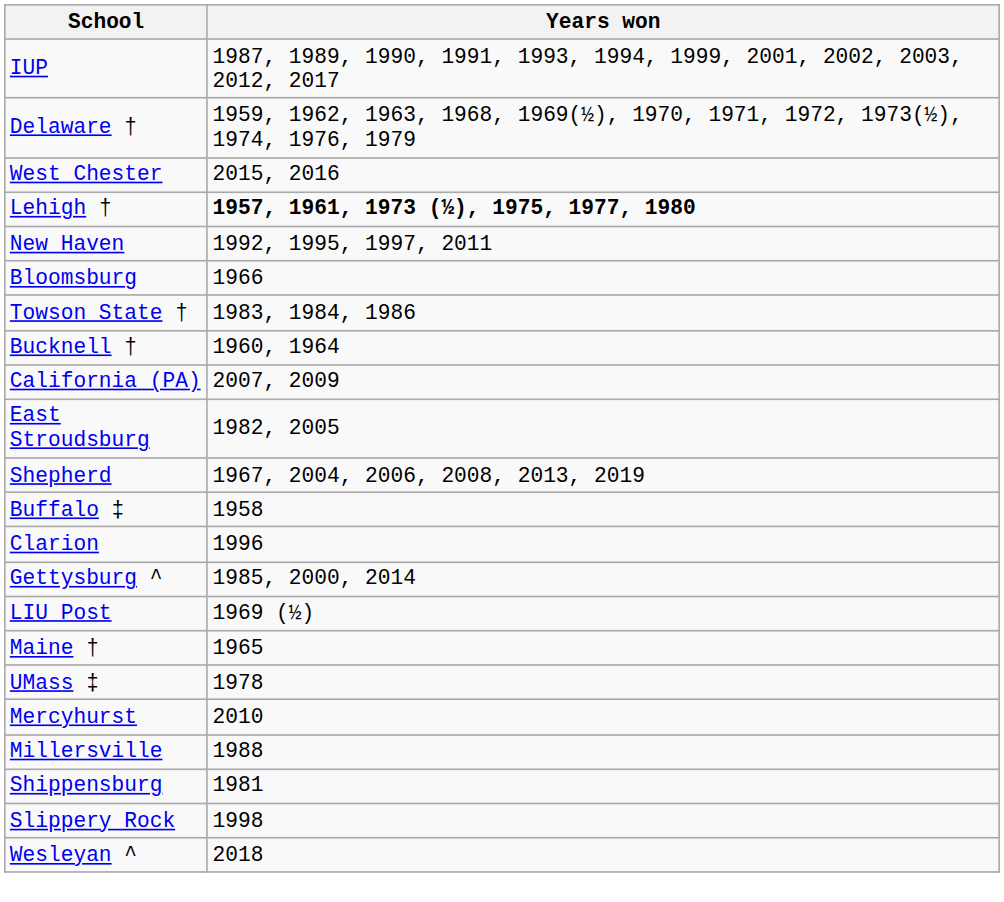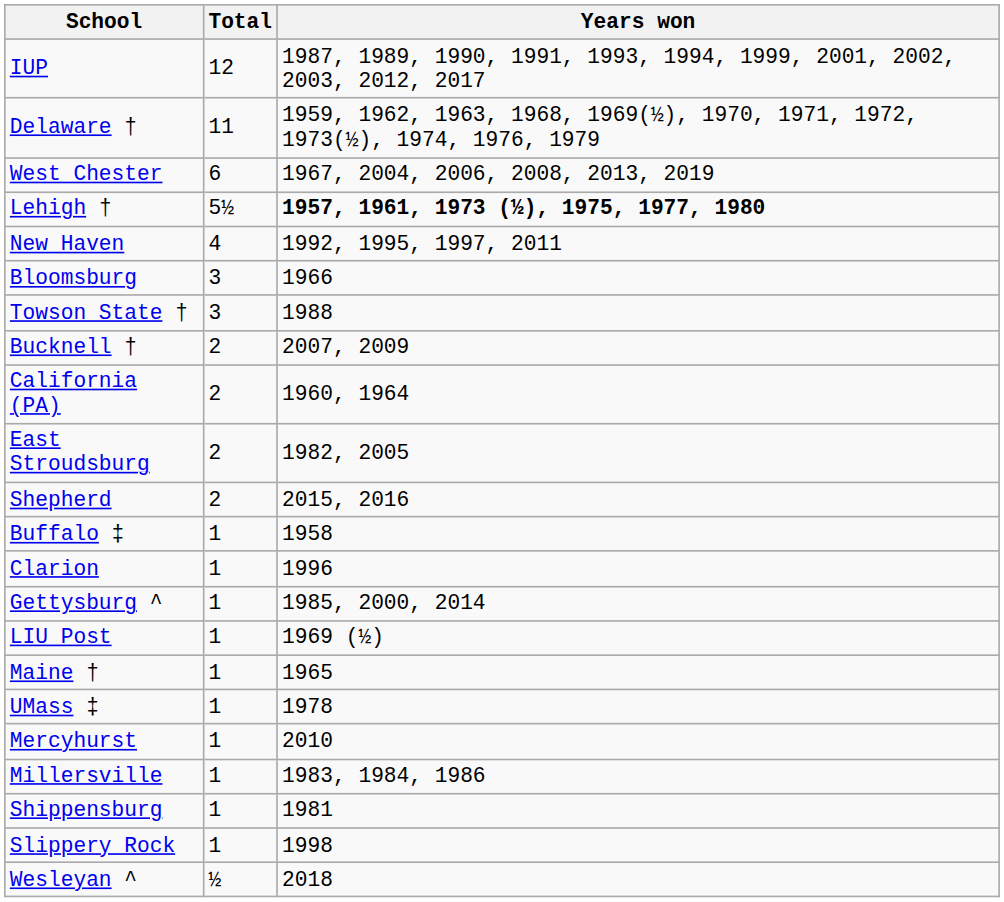+ column: (240, 22)
(276, 175) 2015, 2016 -> (498, 175) 1967, 2004, 2006, 2008, 2013, 2019
(314, 313) 1983, 1984, 1986 -> (308, 313) 1988
(276, 347) 1960, 1964 -> (346, 347) 2007, 2009
(276, 382) 2007, 2009 -> (346, 394) 1960, 1964
(429, 475) 1967, 2004, 2006, 2008, 2013, 2019 -> (346, 500) 2015, 2016
(238, 752) 1988 -> (384, 776) 1983, 1984, 1986
